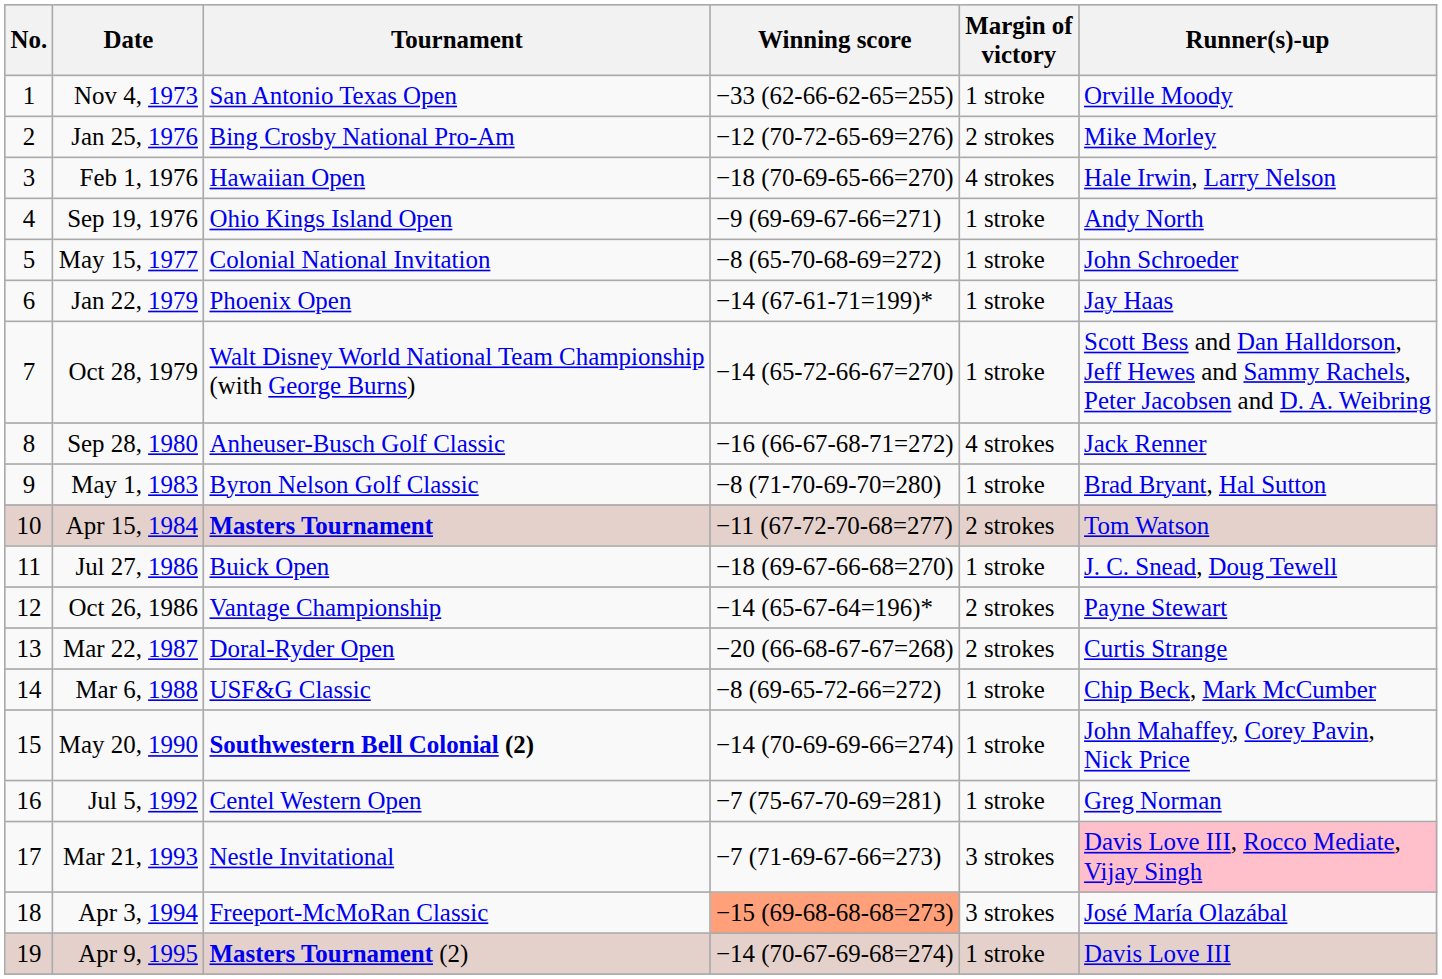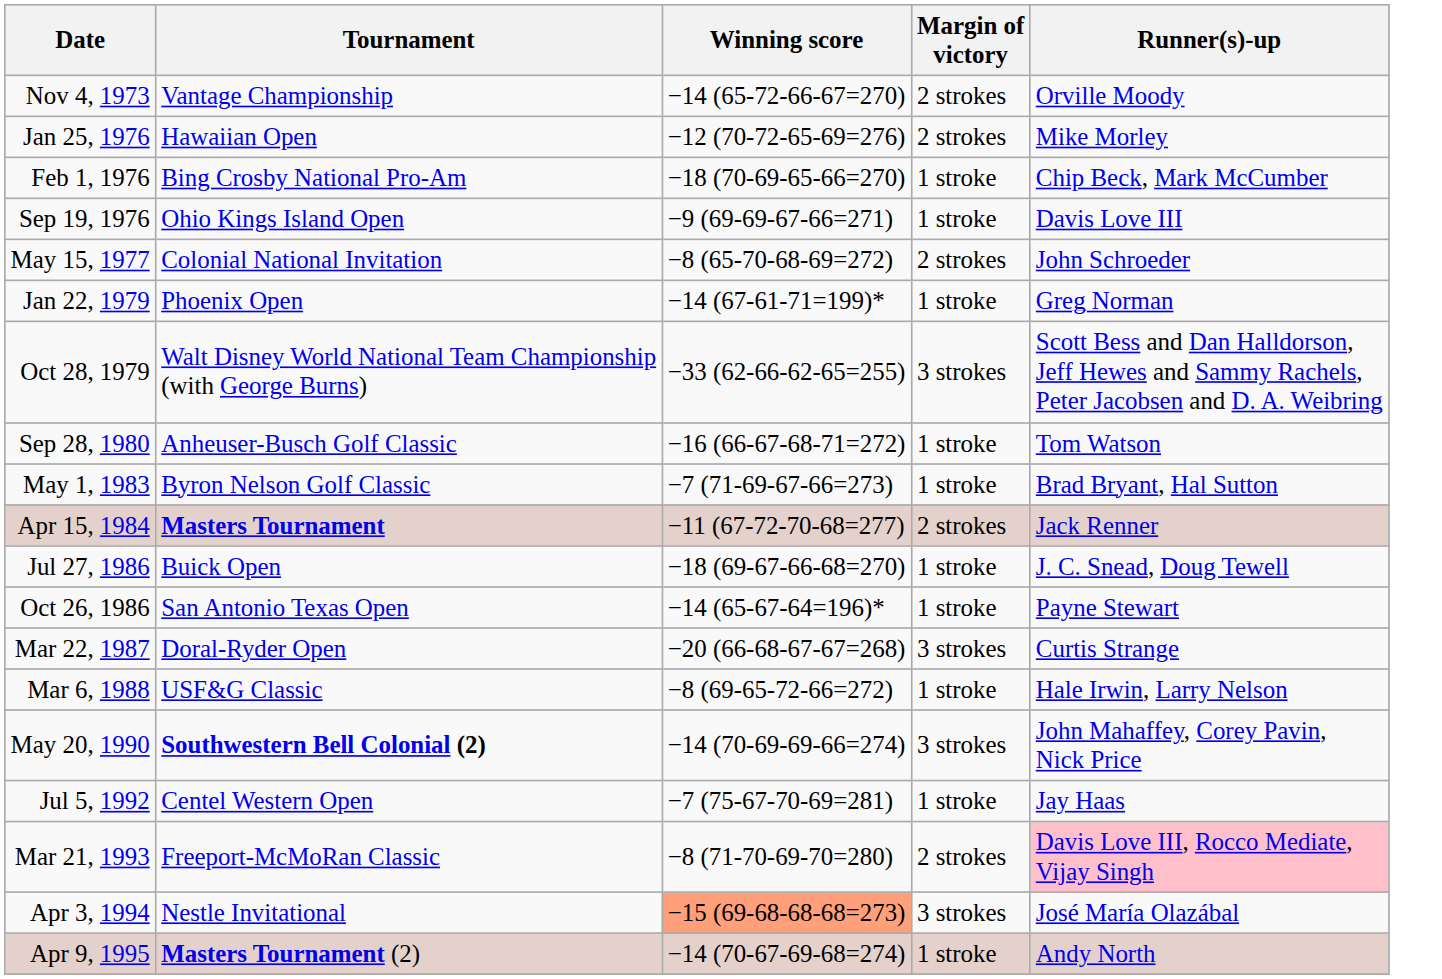- column: (29, 39)
(333, 95) San Antonio Texas Open -> (277, 95) Vantage Championship
(835, 95) −33 (62-66-62-65=255) -> (787, 95) −14 (65-72-66-67=270)
(1005, 95) 1 stroke -> (962, 95) 2 strokes
(362, 136) Bing Crosby National Pro-Am -> (239, 136) Hawaiian Open
(287, 178) Hawaiian Open -> (314, 178) Bing Crosby National Pro-Am
(1010, 178) 4 strokes -> (957, 178) 1 stroke
(1210, 178) Hale Irwin, Larry Nelson -> (1182, 178) Chip Beck, Mark McCumber
(1144, 219) Andy North -> (1109, 219) Davis Love III
(1005, 260) 1 stroke -> (962, 260) 2 strokes
(1129, 301) Jay Haas -> (1105, 301) Greg Norman
(835, 371) −14 (65-72-66-67=270) -> (787, 371) −33 (62-66-62-65=255)
(1005, 371) 1 stroke -> (962, 371) 3 strokes
(1010, 442) 4 strokes -> (957, 442) 1 stroke
(1145, 442) Jack Renner -> (1098, 442) Tom Watson
(829, 483) −8 (71-70-69-70=280) -> (780, 483) −7 (71-69-67-66=273)
(1147, 524) Tom Watson -> (1097, 524) Jack Renner
(325, 607) Vantage Championship -> (285, 607) San Antonio Texas Open
(1010, 607) 2 strokes -> (957, 607) 1 stroke
(1010, 648) 2 strokes -> (962, 648) 3 strokes
(1230, 689) Chip Beck, Mark McCumber -> (1162, 689) Hale Irwin, Larry Nelson
(1005, 745) 1 stroke -> (962, 745) 3 strokes
(1153, 800) Greg Norman -> (1080, 800) Jay Haas
(302, 856) Nestle Invitational -> (301, 856) Freeport-McMoRan Classic
(829, 856) −7 (71-69-67-66=273) -> (780, 856) −8 (71-70-69-70=280)
(1010, 856) 3 strokes -> (962, 856) 2 strokes
(349, 912) Freeport-McMoRan Classic -> (254, 912) Nestle Invitational
(1157, 953) Davis Love III -> (1096, 953) Andy North
